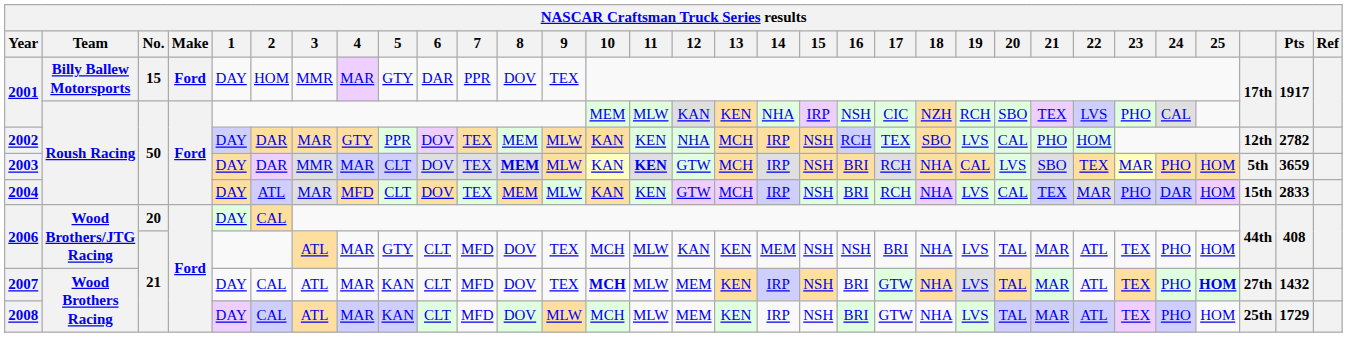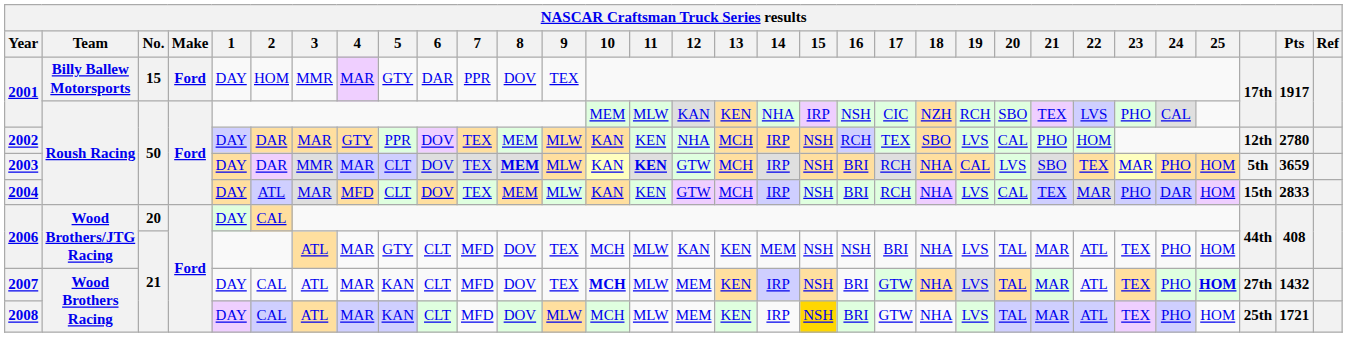(1294, 140) 2782 -> (1294, 140) 2780
(818, 316) no background -> (818, 316) gold background
(1294, 316) 1729 -> (1294, 316) 1721
